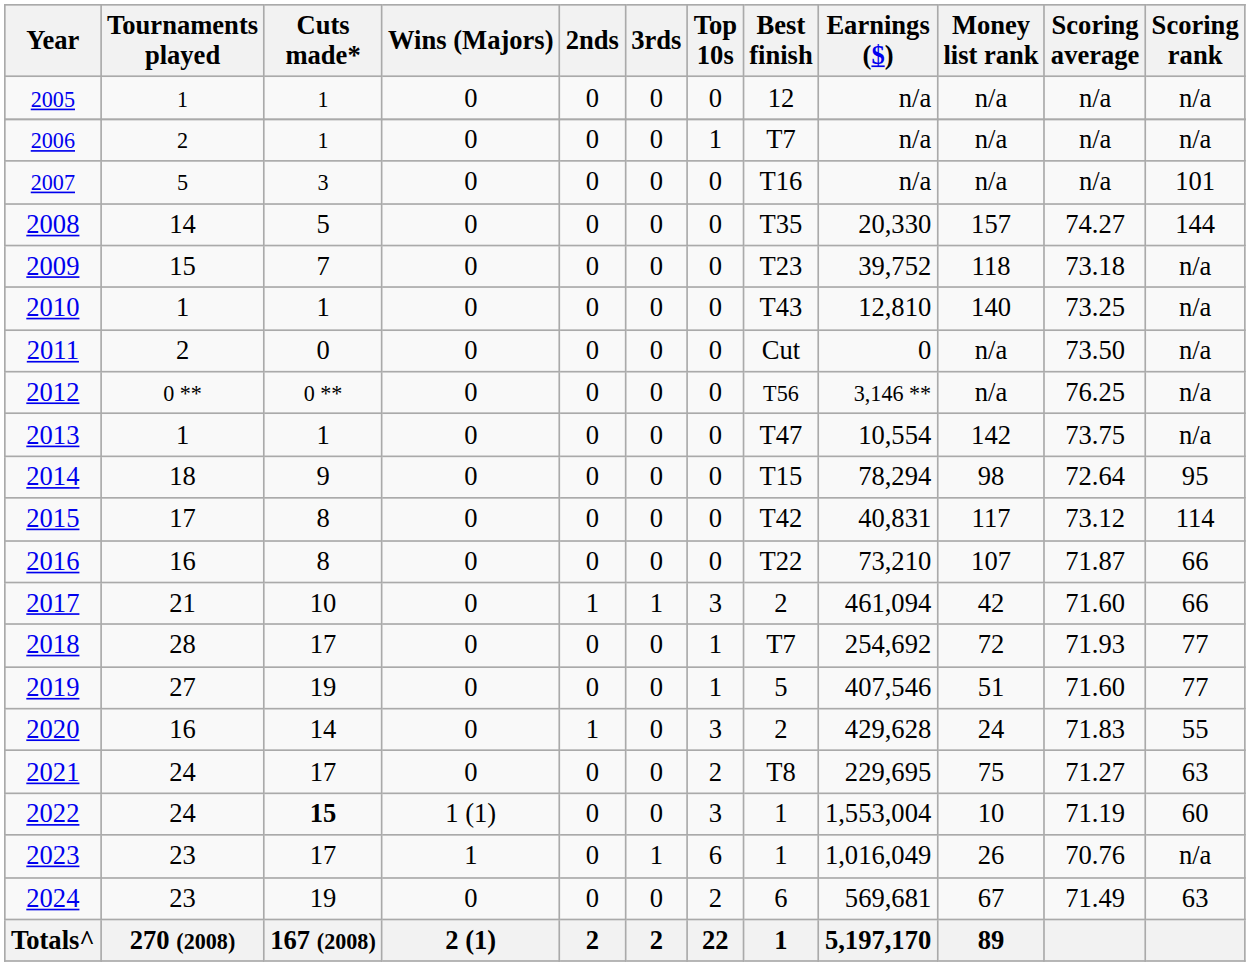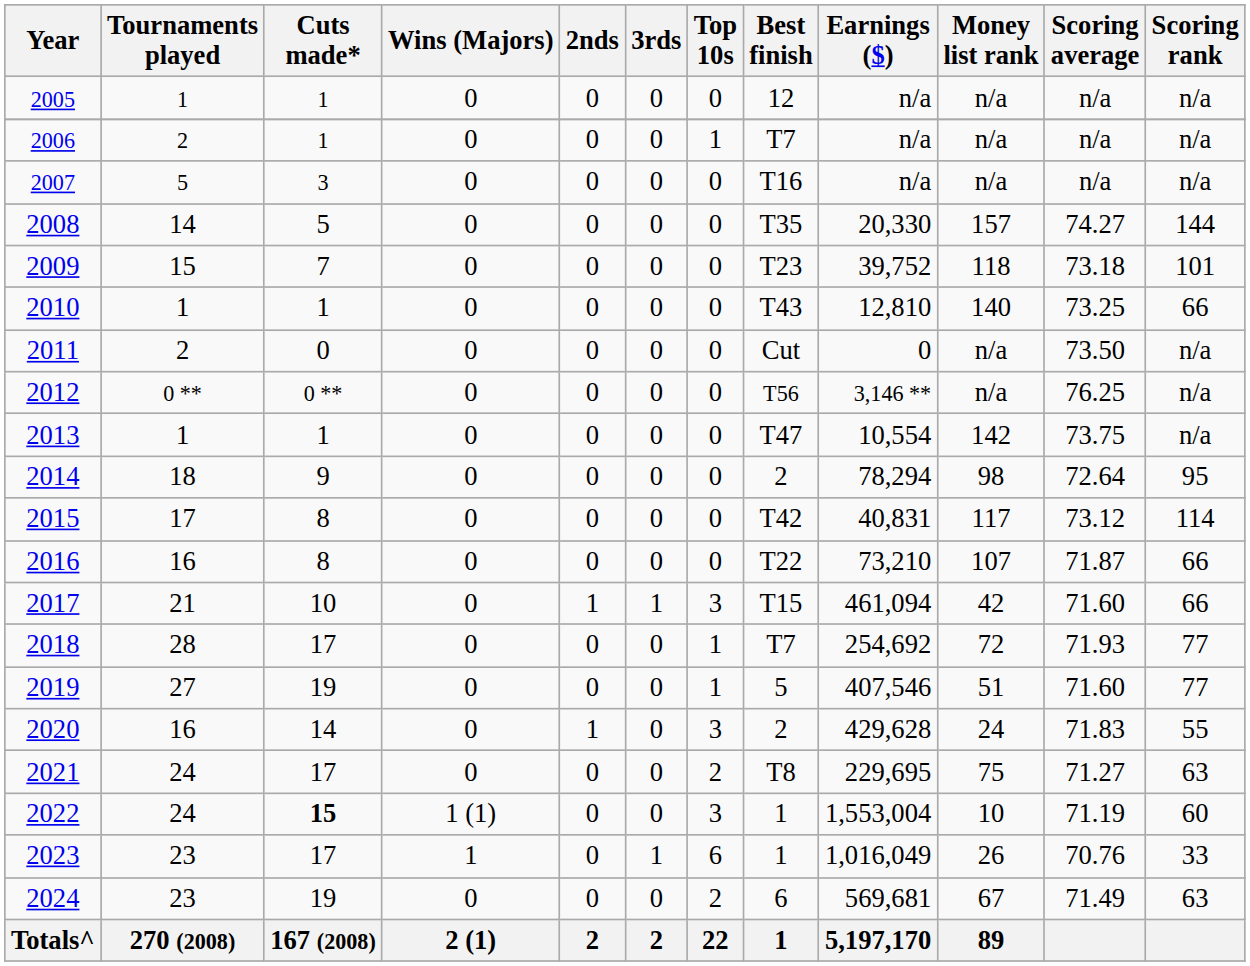(1195, 181) 101 -> (1195, 181) n/a
(1195, 266) n/a -> (1195, 266) 101
(1195, 308) n/a -> (1195, 308) 66
(781, 476) T15 -> (781, 476) 2
(781, 603) 2 -> (781, 603) T15
(1195, 855) n/a -> (1195, 855) 33
